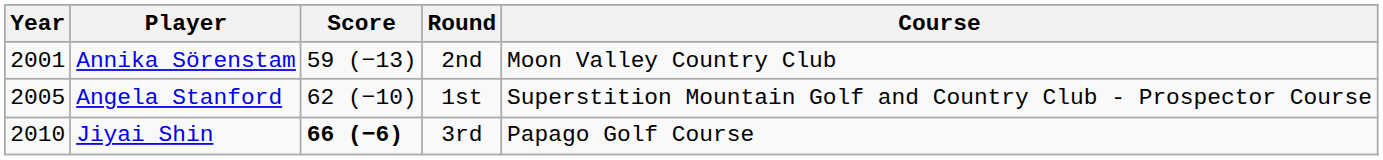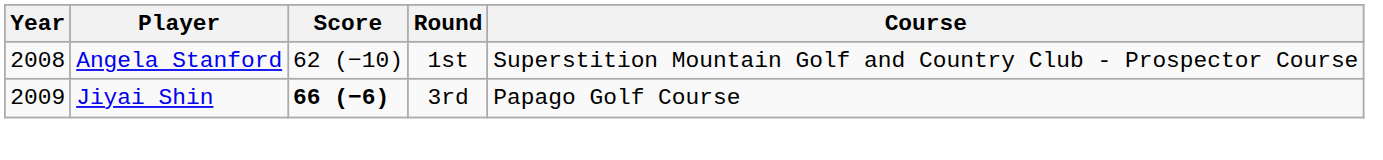- row: (186, 61)
(38, 98) 2005 -> (38, 61) 2008
(38, 135) 2010 -> (38, 98) 2009
